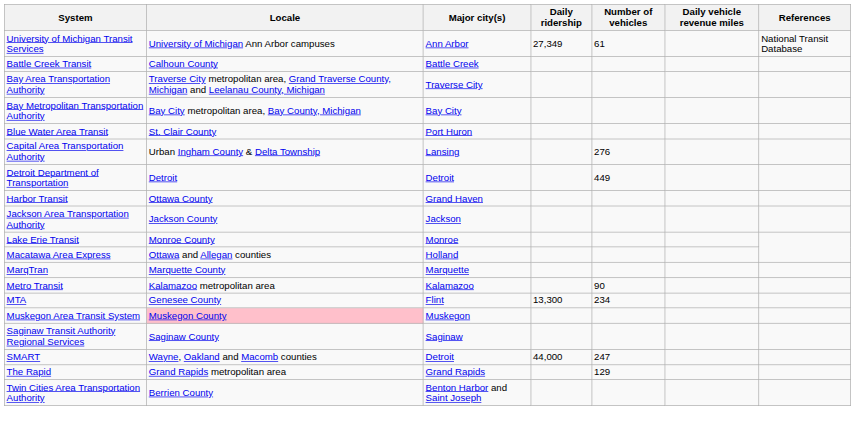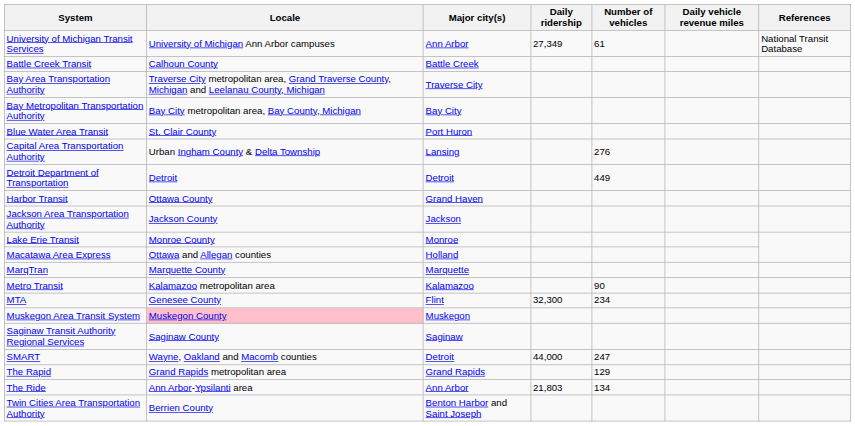(548, 301) 13,300 -> (548, 301) 32,300
+ row: (26, 388)
